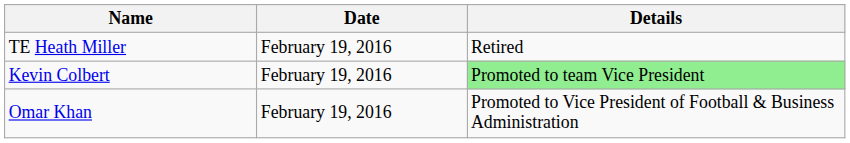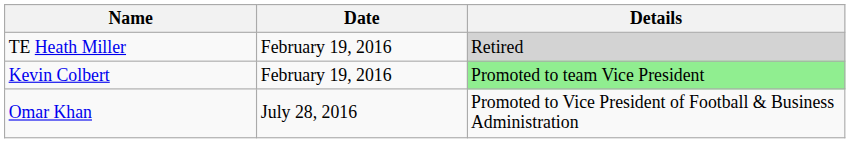(497, 46) no background -> (497, 46) lightgrey background
(326, 113) February 19, 2016 -> (309, 113) July 28, 2016
